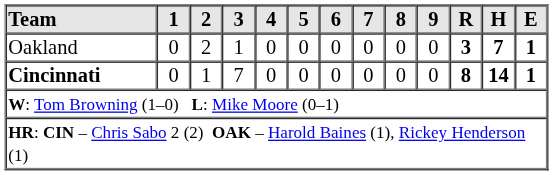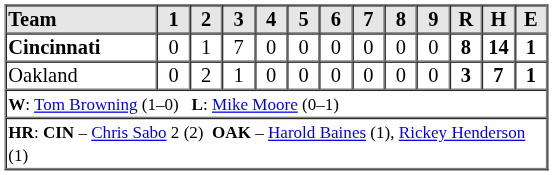rows swapped: (54, 75) <-> (43, 47)
